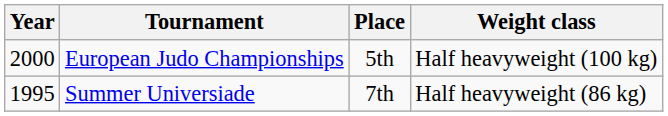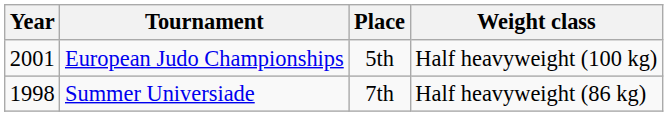(32, 57) 2000 -> (32, 57) 2001
(32, 93) 1995 -> (32, 93) 1998
